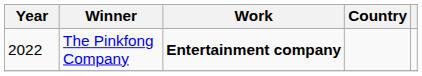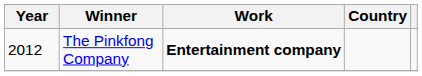(25, 49) 2022 -> (25, 49) 2012
